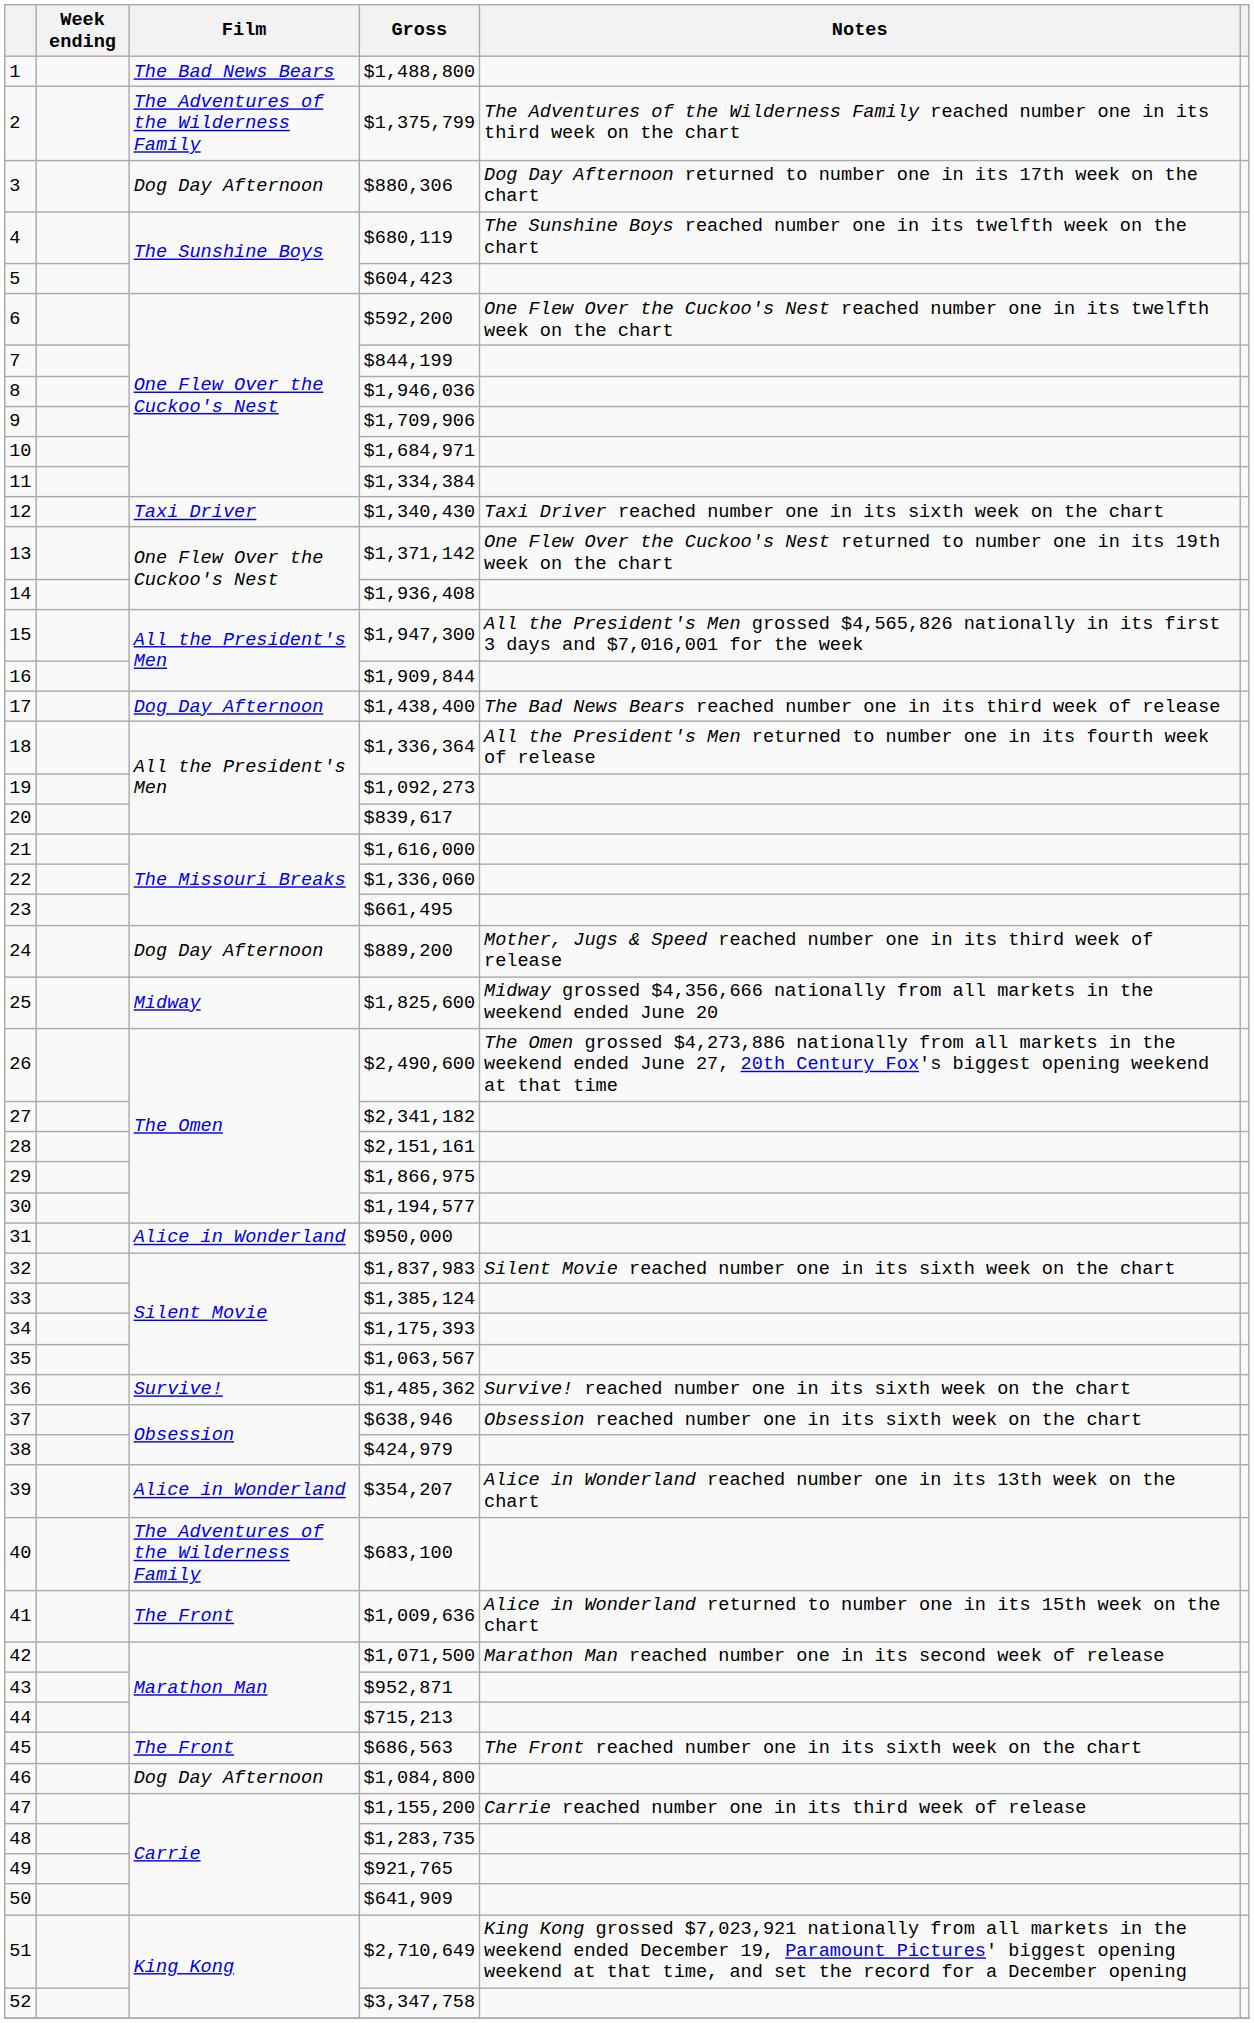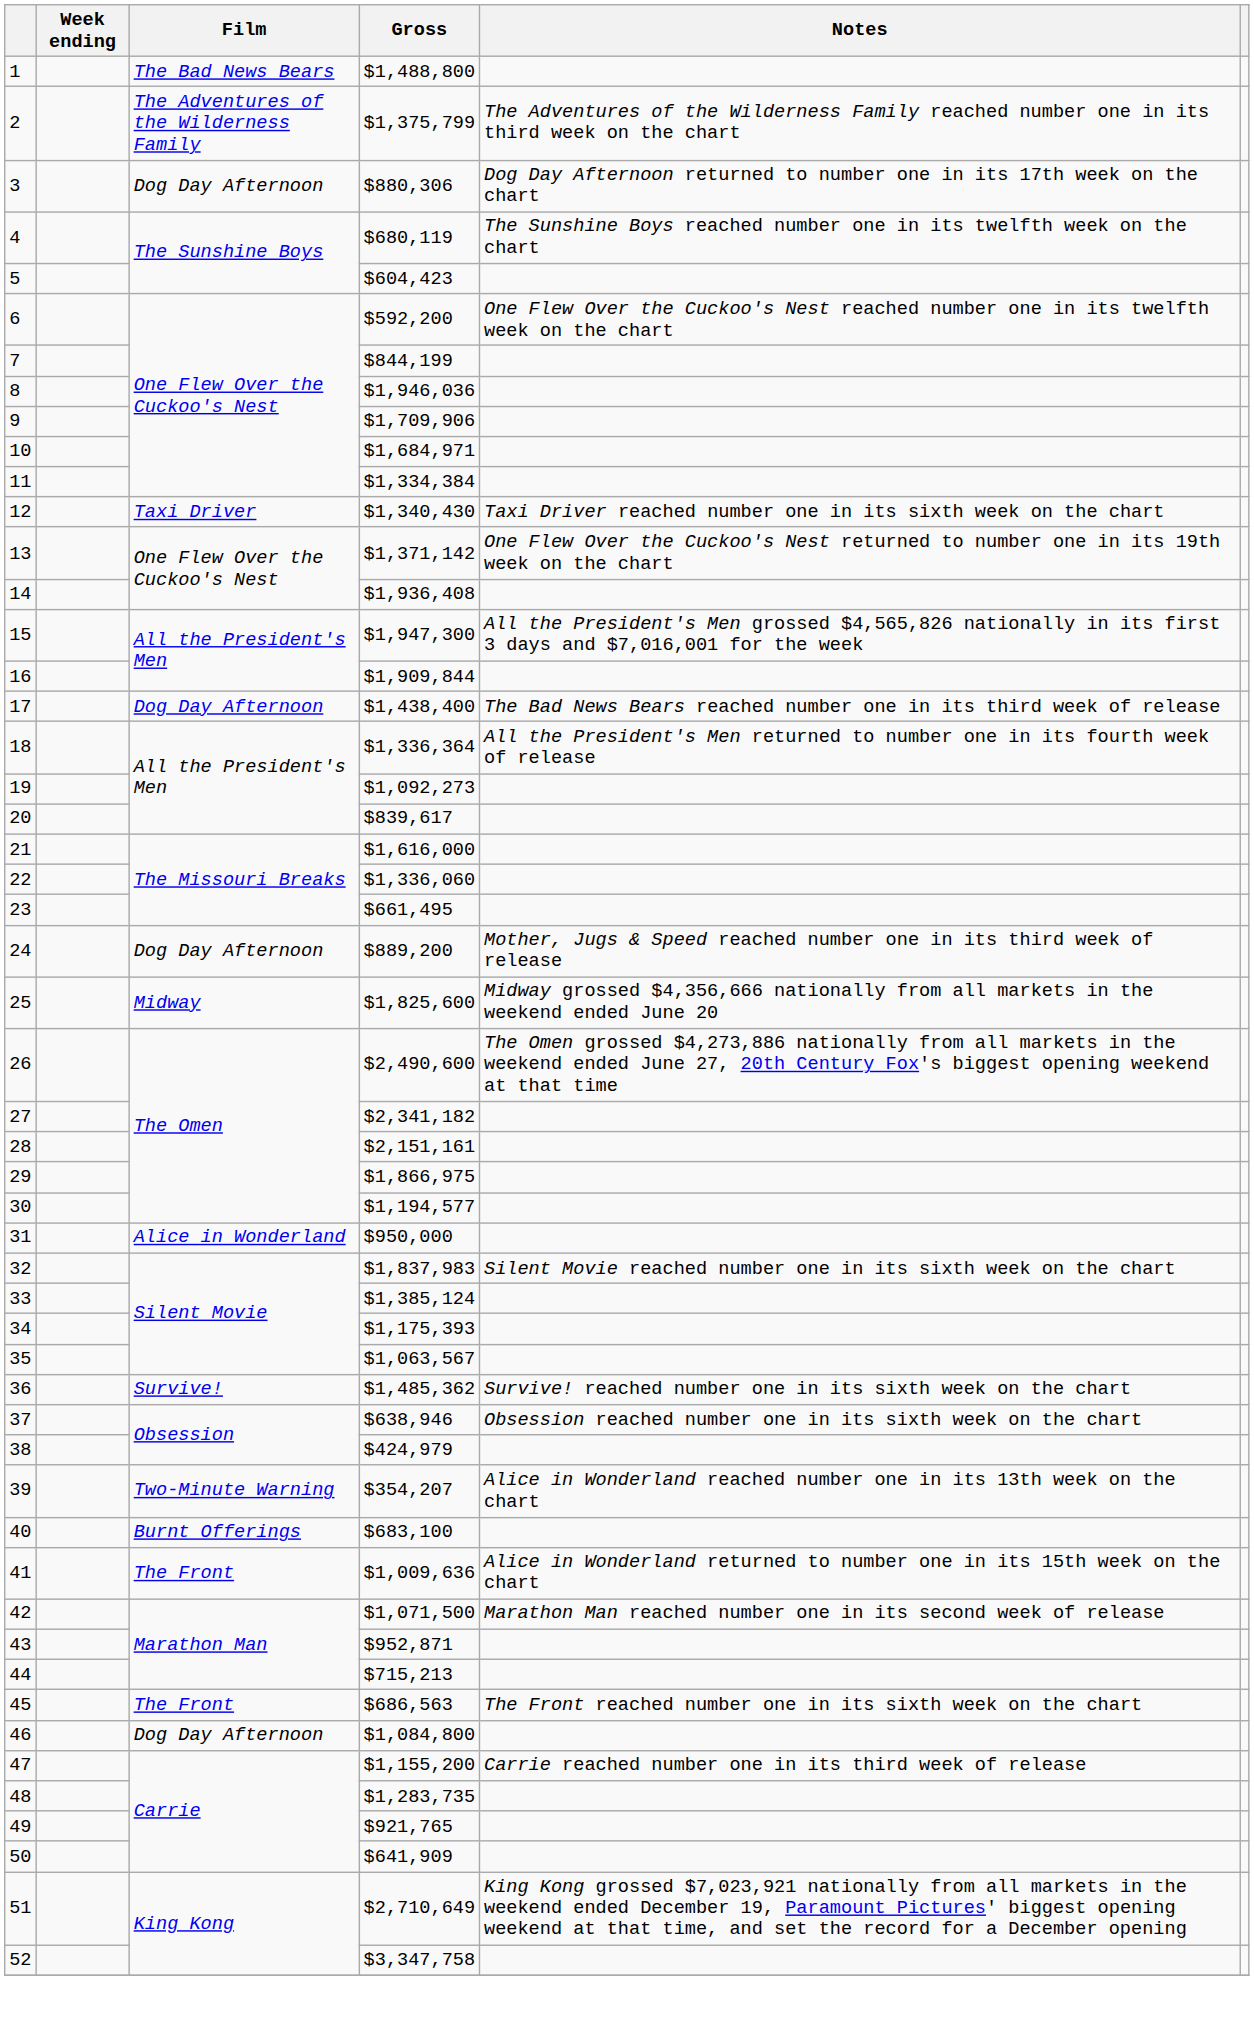(240, 1491) Alice in Wonderland -> (234, 1491) Two-Minute Warning
(228, 1554) The Adventures of the Wilderness Family -> (217, 1532) Burnt Offerings
